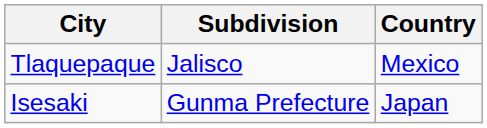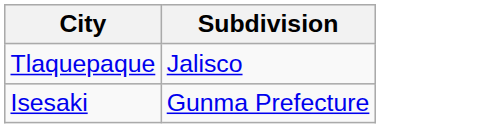- column: (428, 24)
